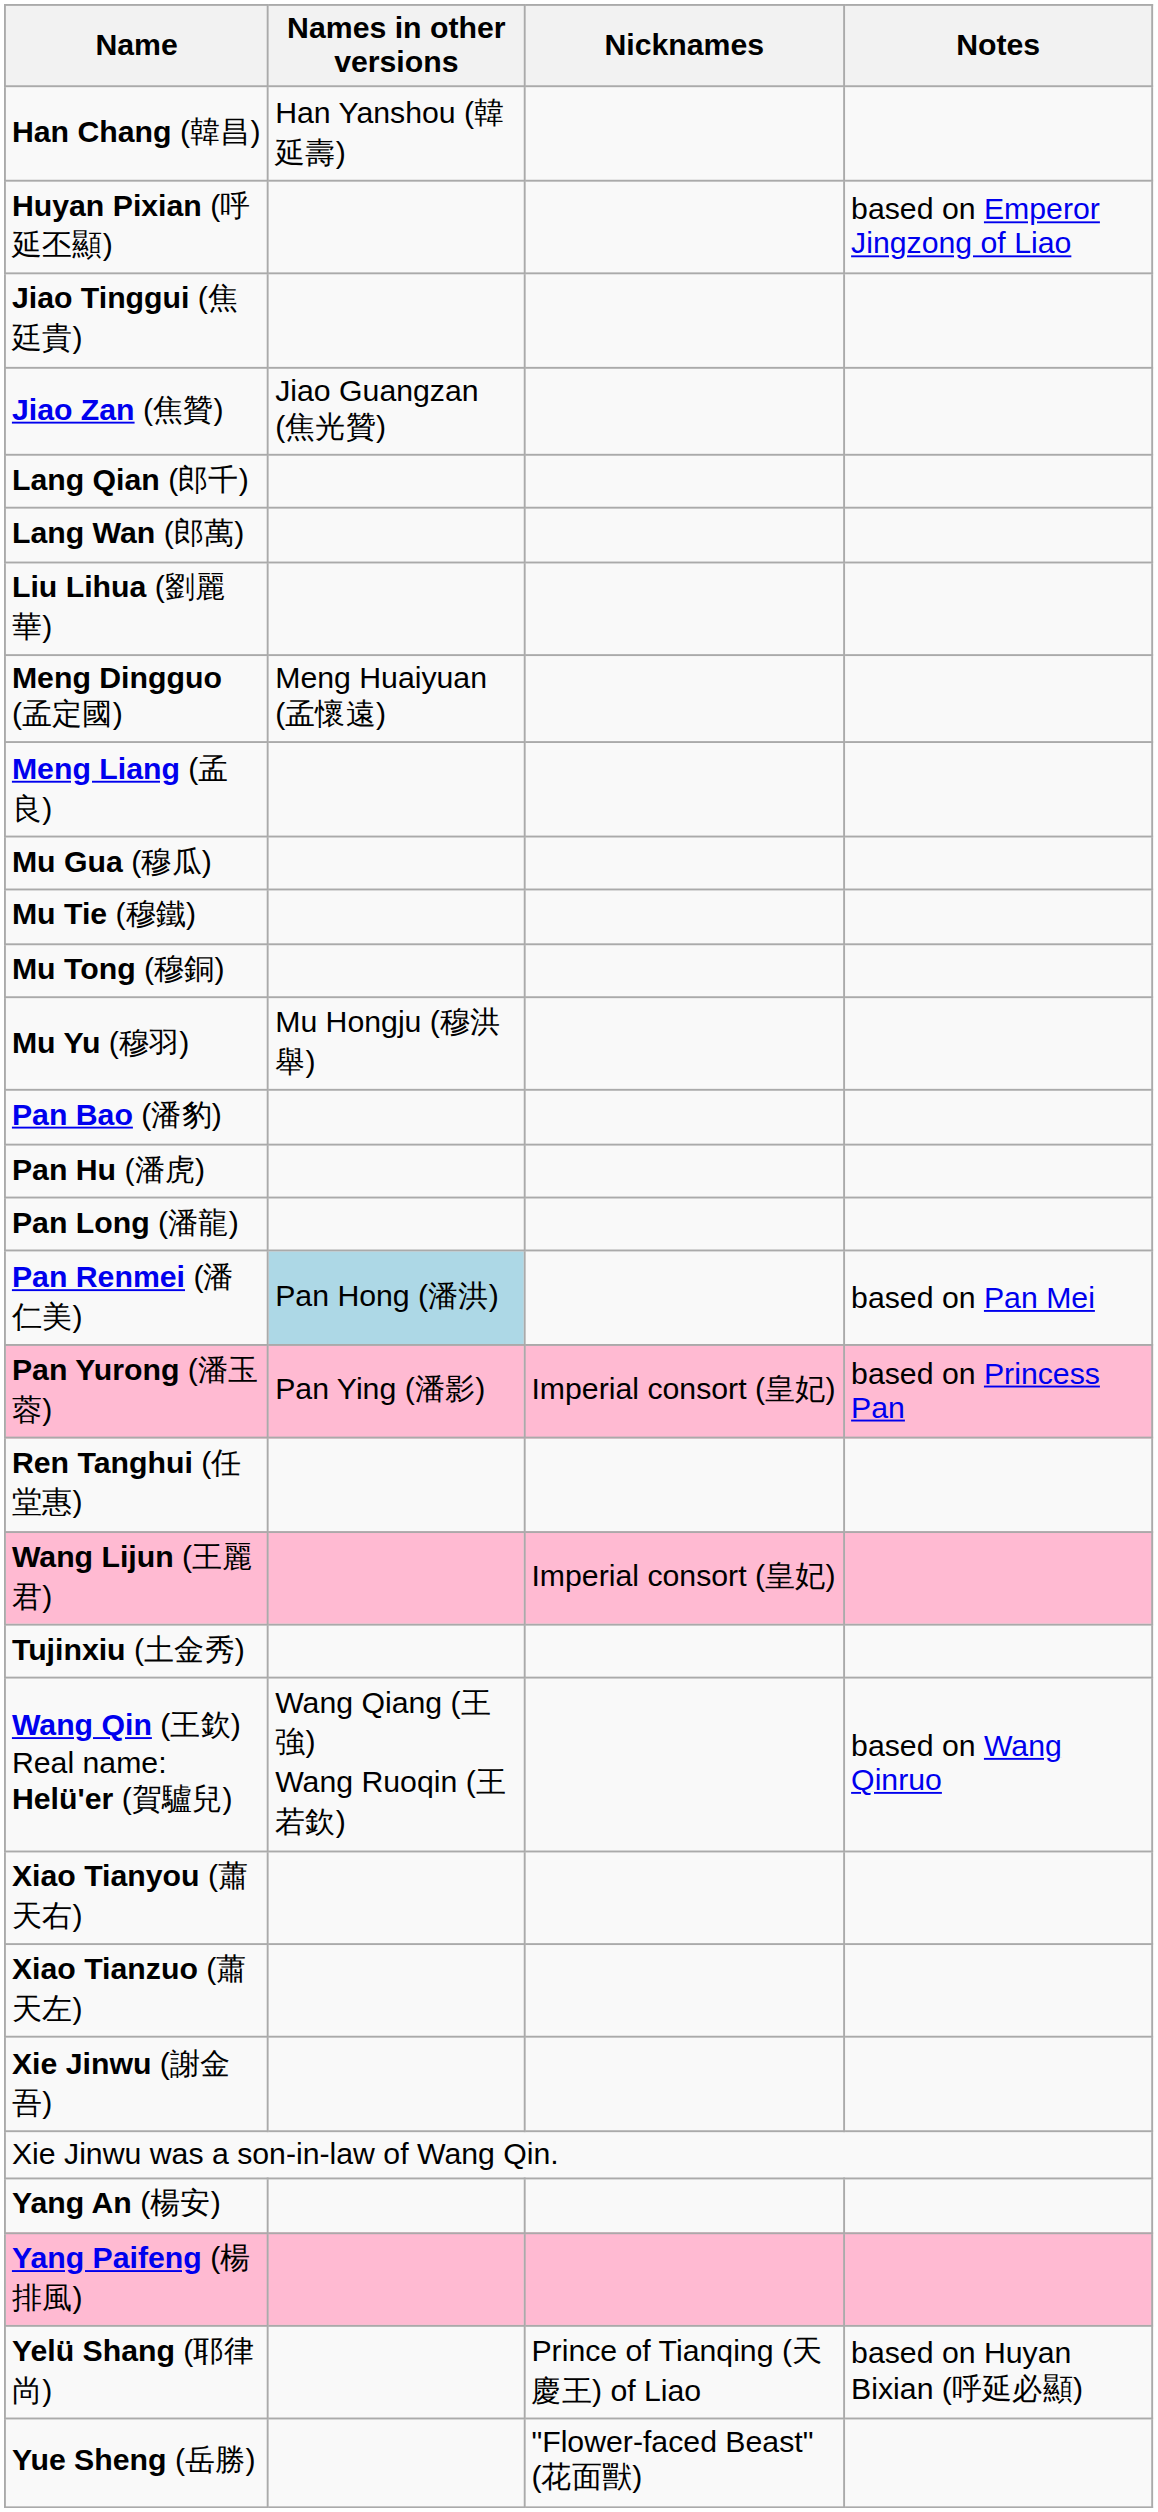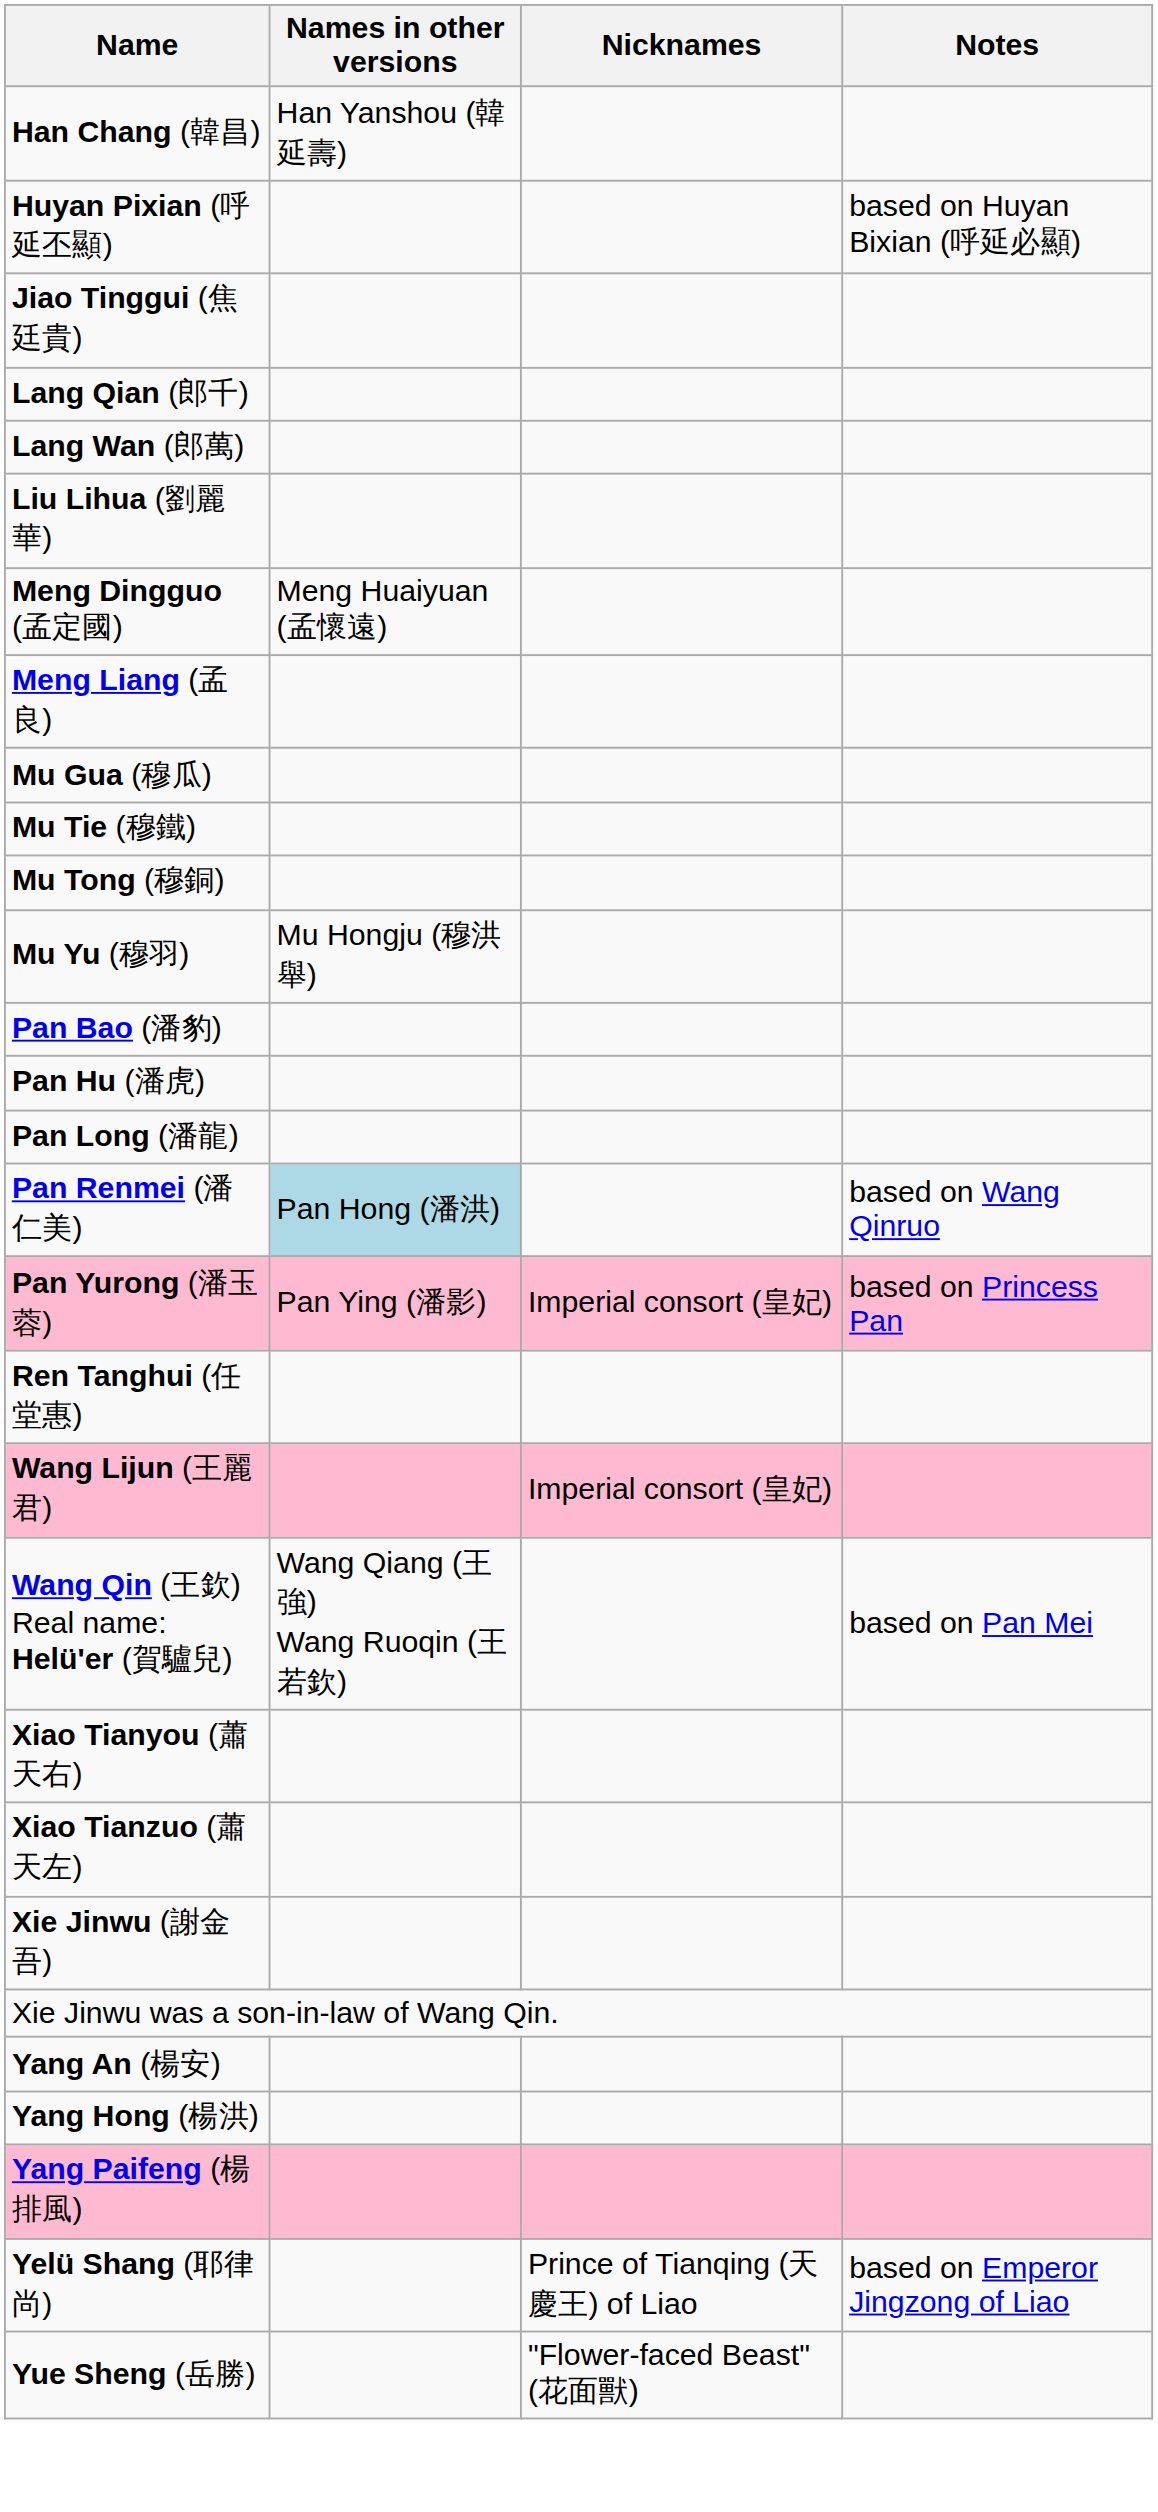(976, 226) based on Emperor Jingzong of Liao -> (965, 224) based on Huyan Bixian (呼延必顯)
- row: (118, 409)
(973, 1297) based on Pan Mei -> (955, 1209) based on Wang Qinruo
- row: (128, 1649)
(956, 1763) based on Wang Qinruo -> (971, 1622) based on Pan Mei
+ row: (135, 2116)
(967, 2369) based on Huyan Bixian (呼延必顯) -> (974, 2284) based on Emperor Jingzong of Liao
